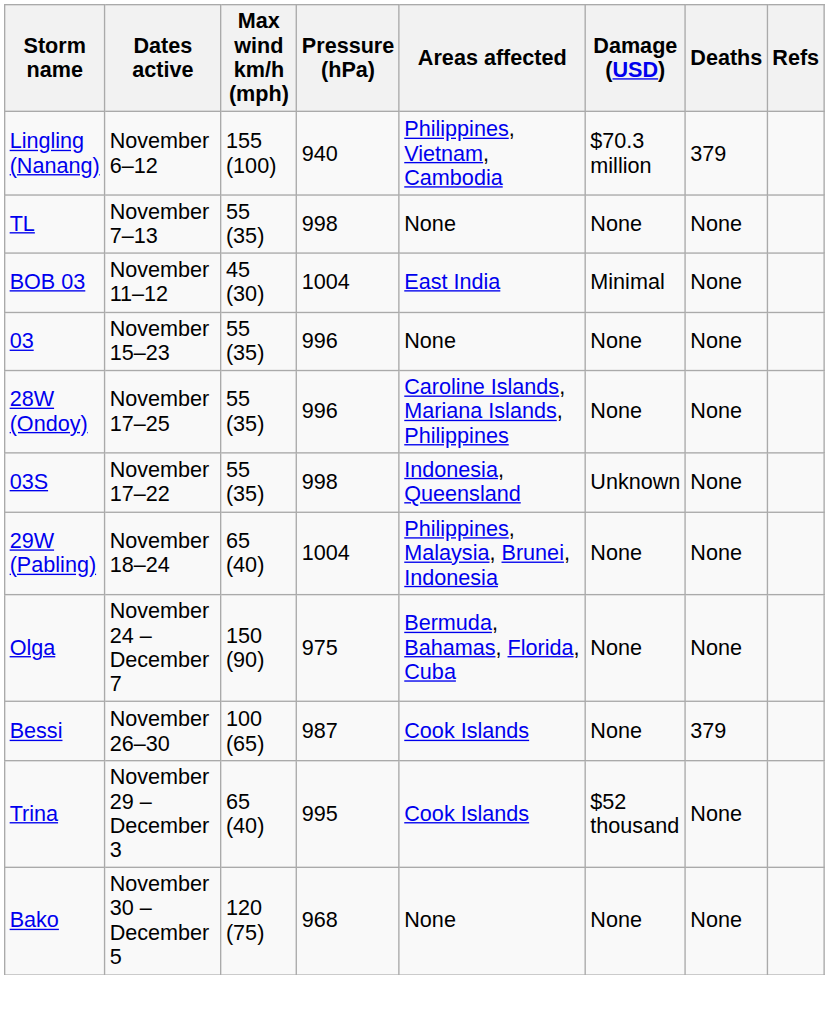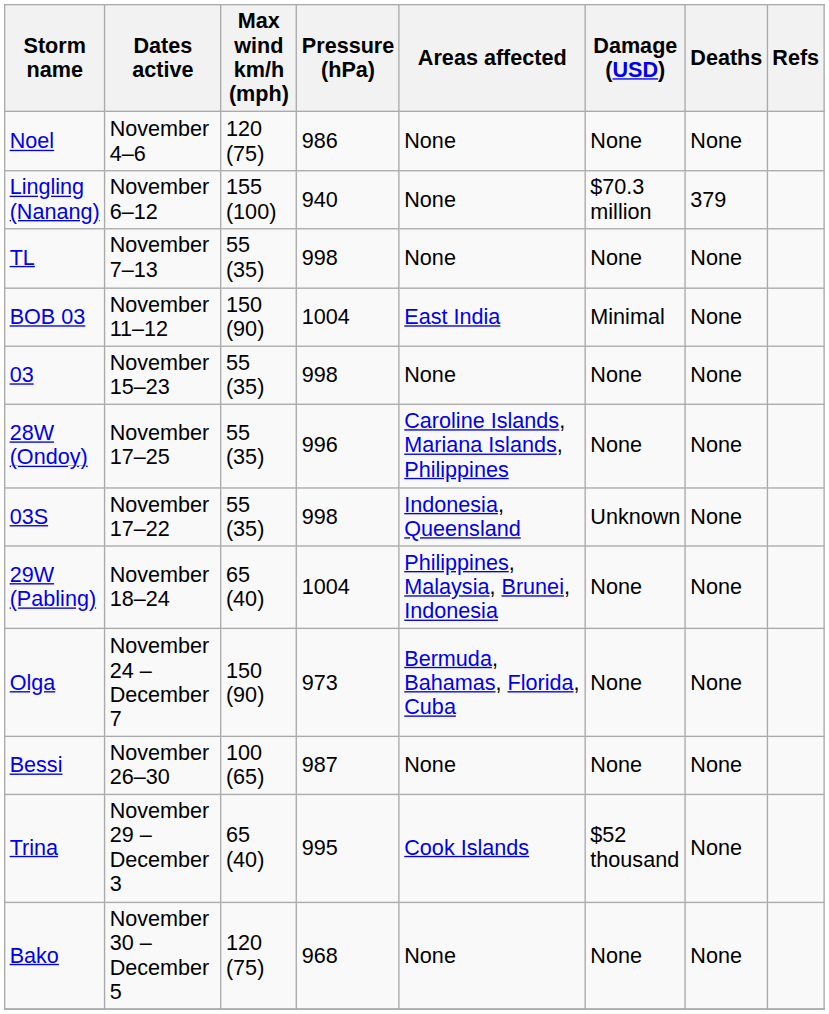+ row: (32, 140)
(459, 153) Philippines, Vietnam, Cambodia -> (430, 199) None
(245, 282) 45 (30) -> (245, 316) 150 (90)
(320, 340) 996 -> (320, 375) 998
(320, 648) 975 -> (320, 682) 973
(467, 730) Cook Islands -> (430, 765) None
(708, 730) 379 -> (716, 765) None
